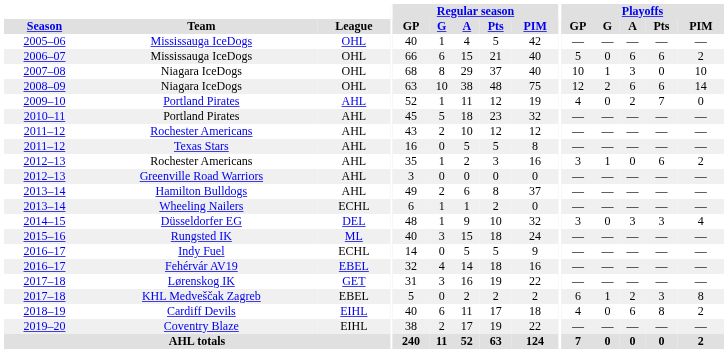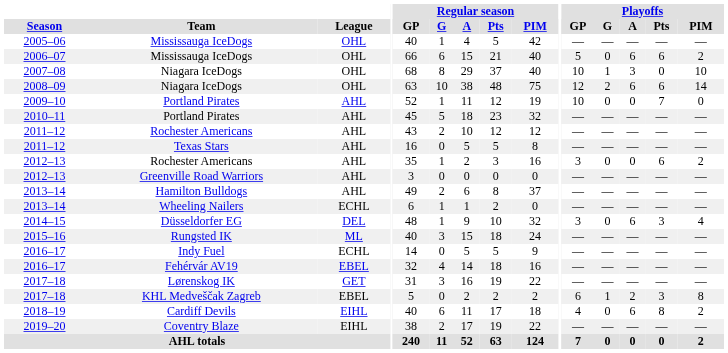(578, 101) 4 -> (578, 101) 10
(633, 101) 2 -> (633, 101) 0
(607, 161) 1 -> (607, 161) 0
(633, 221) 3 -> (633, 221) 6
